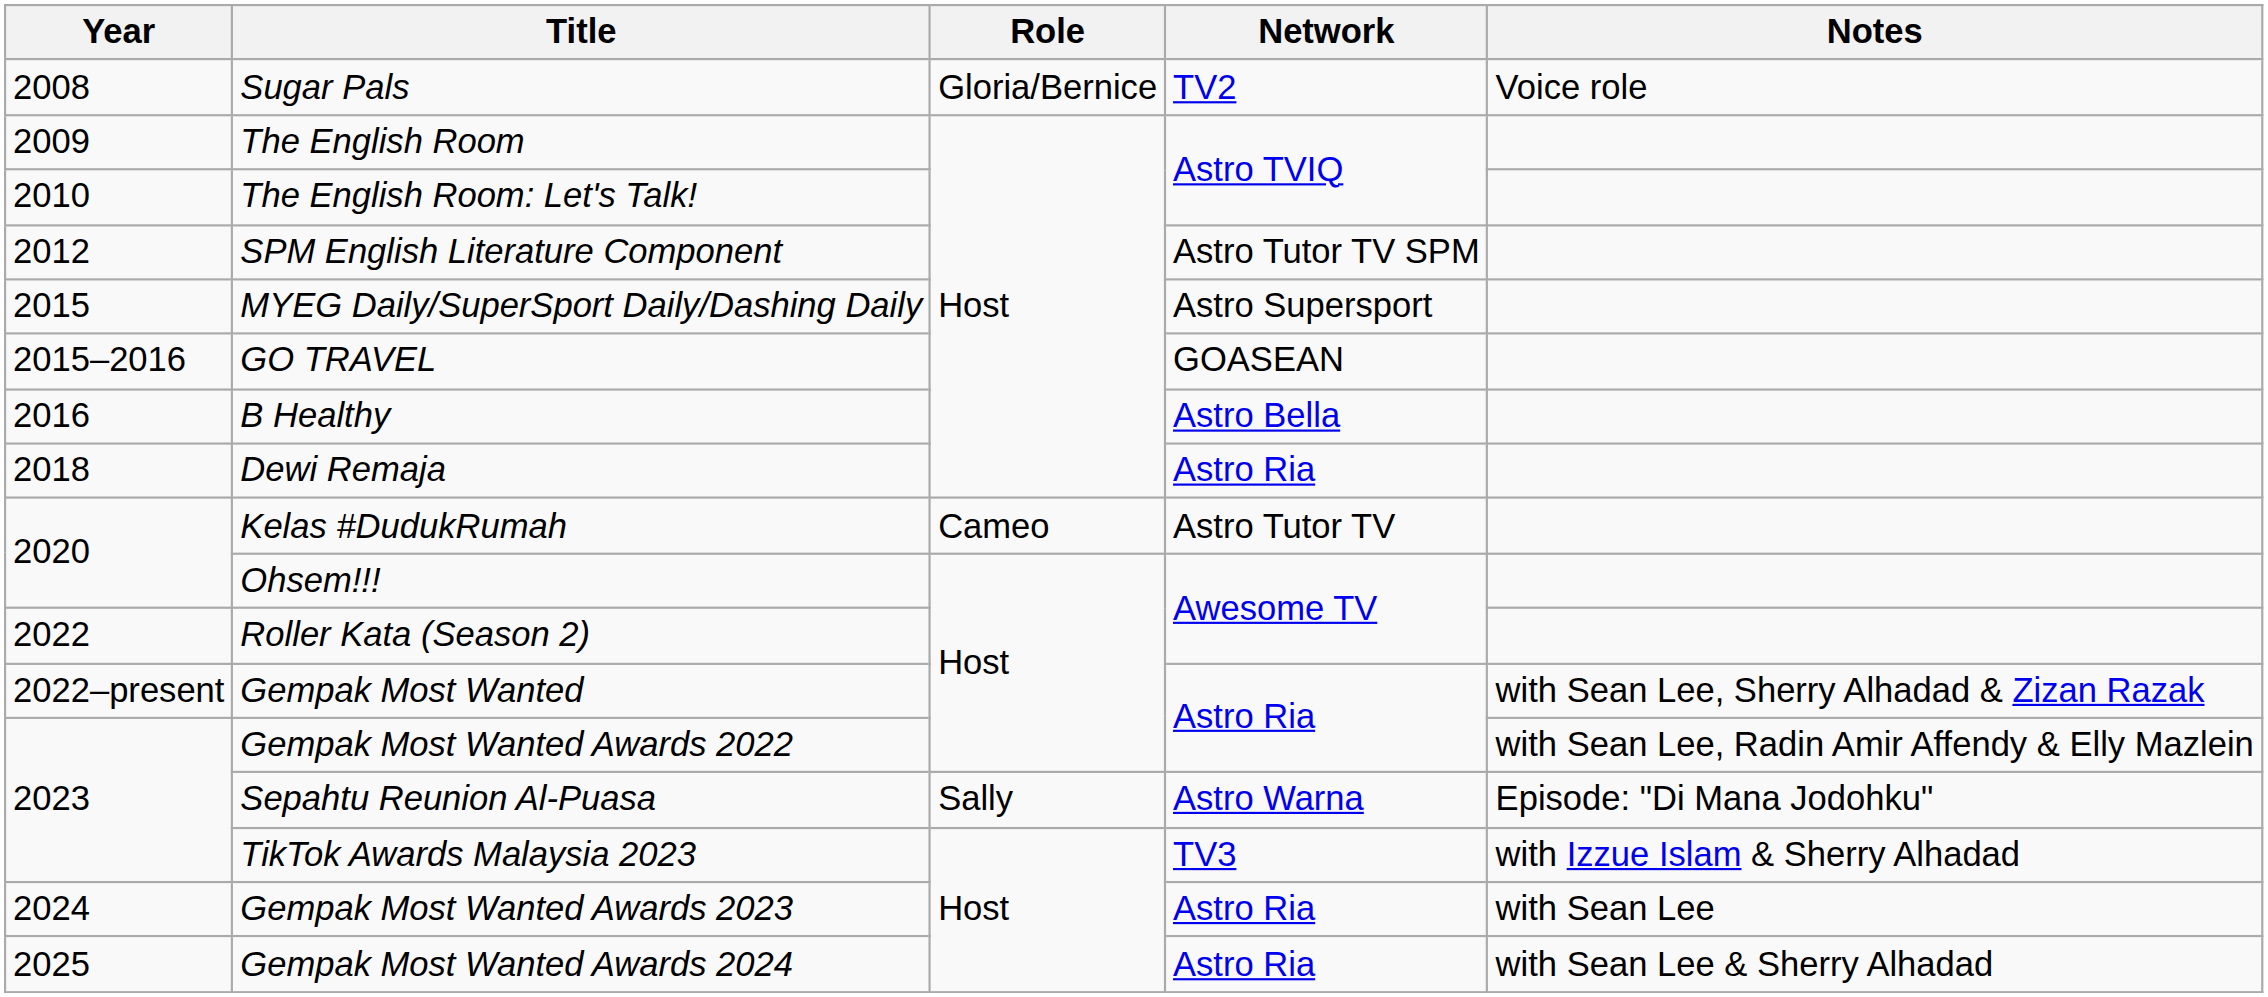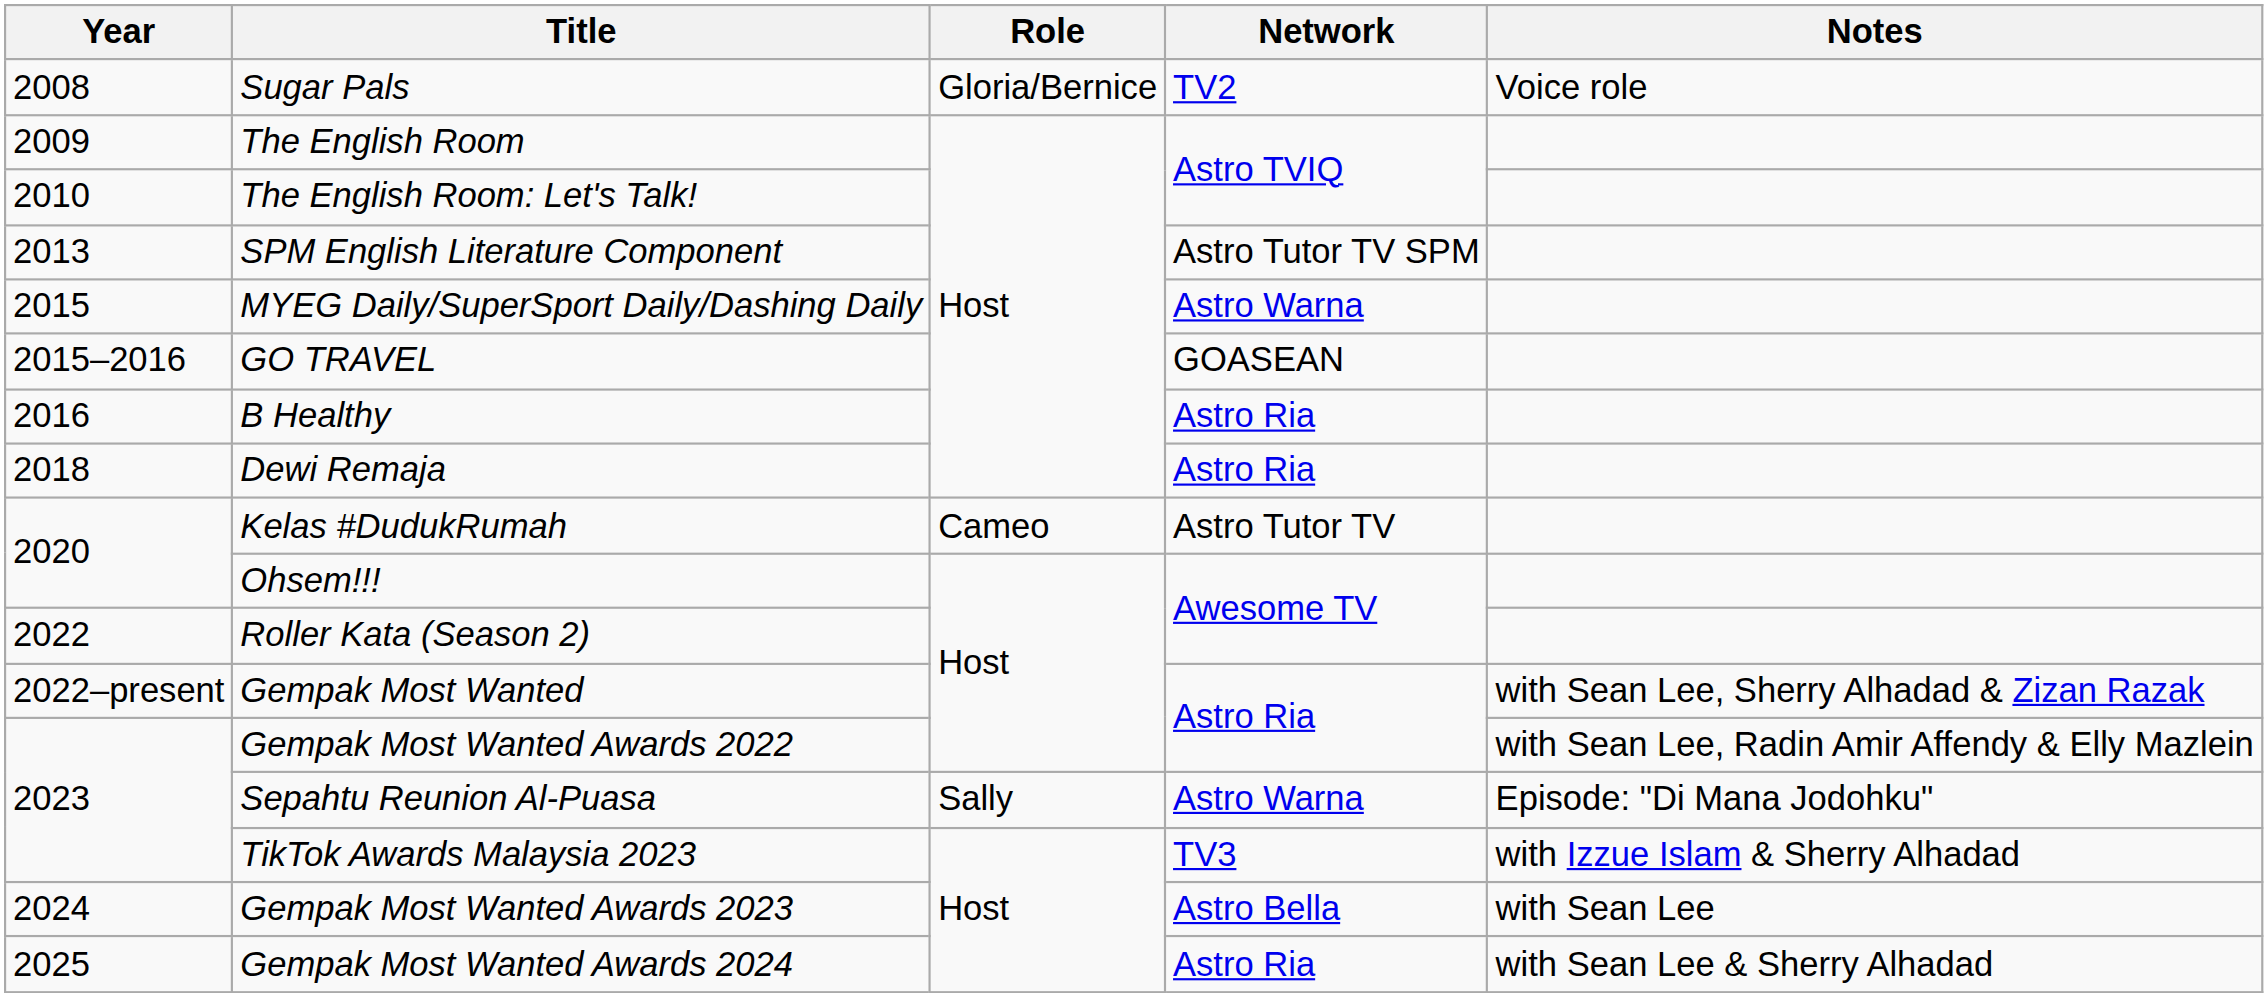(51, 251) 2012 -> (51, 251) 2013
(1303, 305) Astro Supersport -> (1268, 305) Astro Warna
(1257, 415) Astro Bella -> (1244, 415) Astro Ria
(1244, 908) Astro Ria -> (1257, 908) Astro Bella
